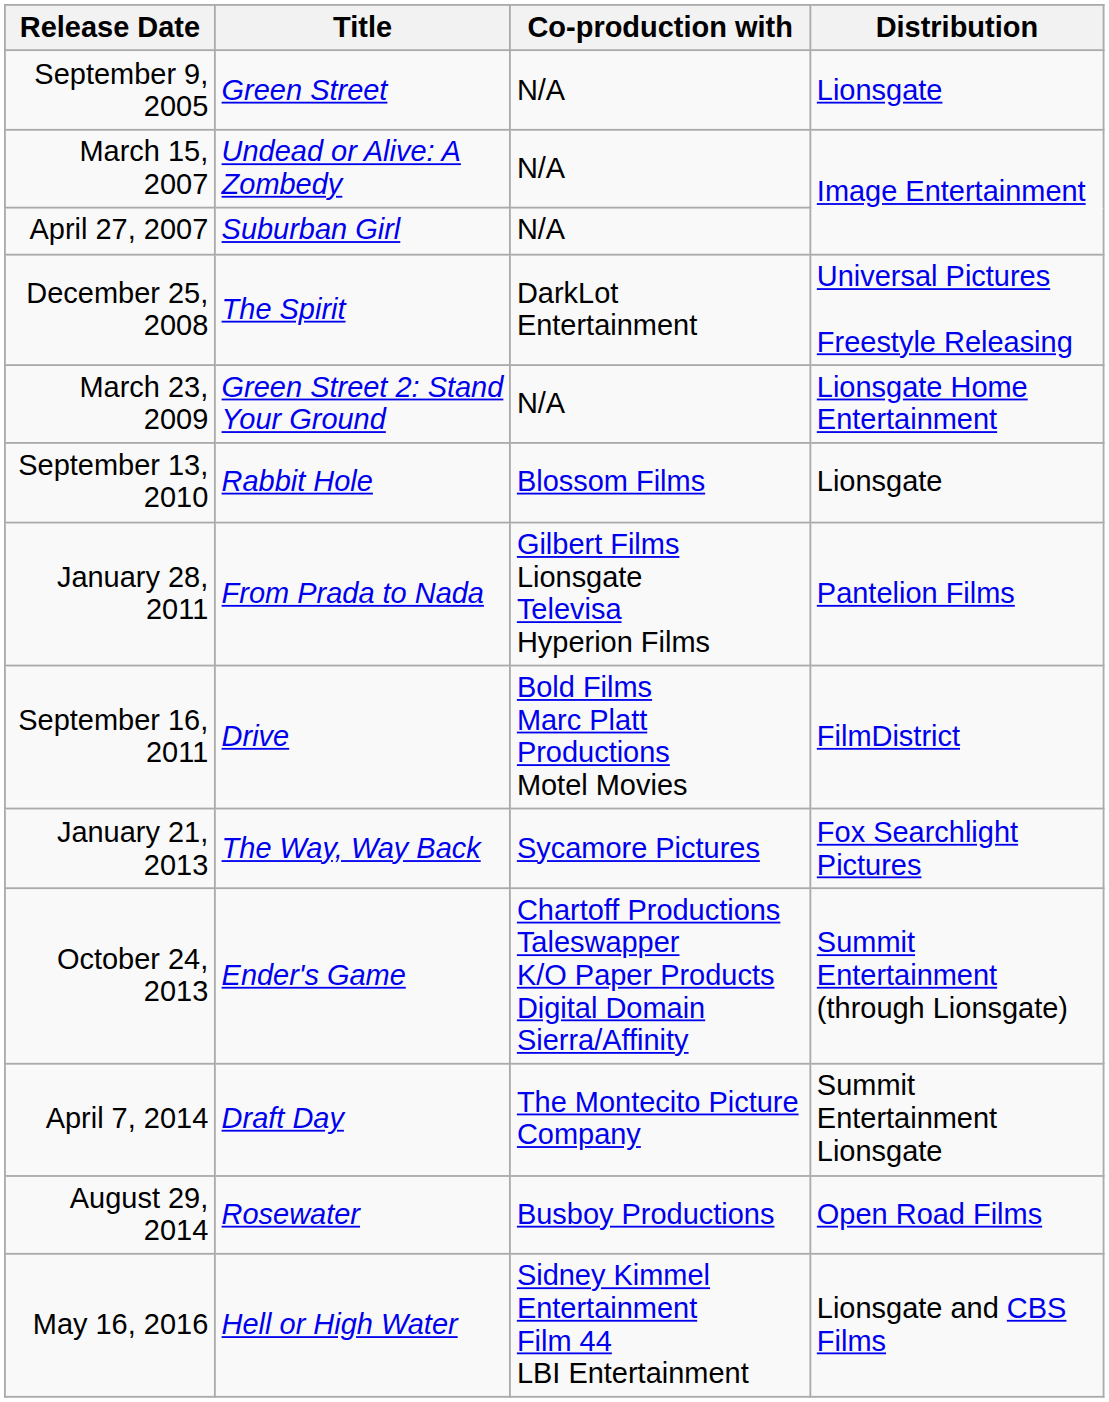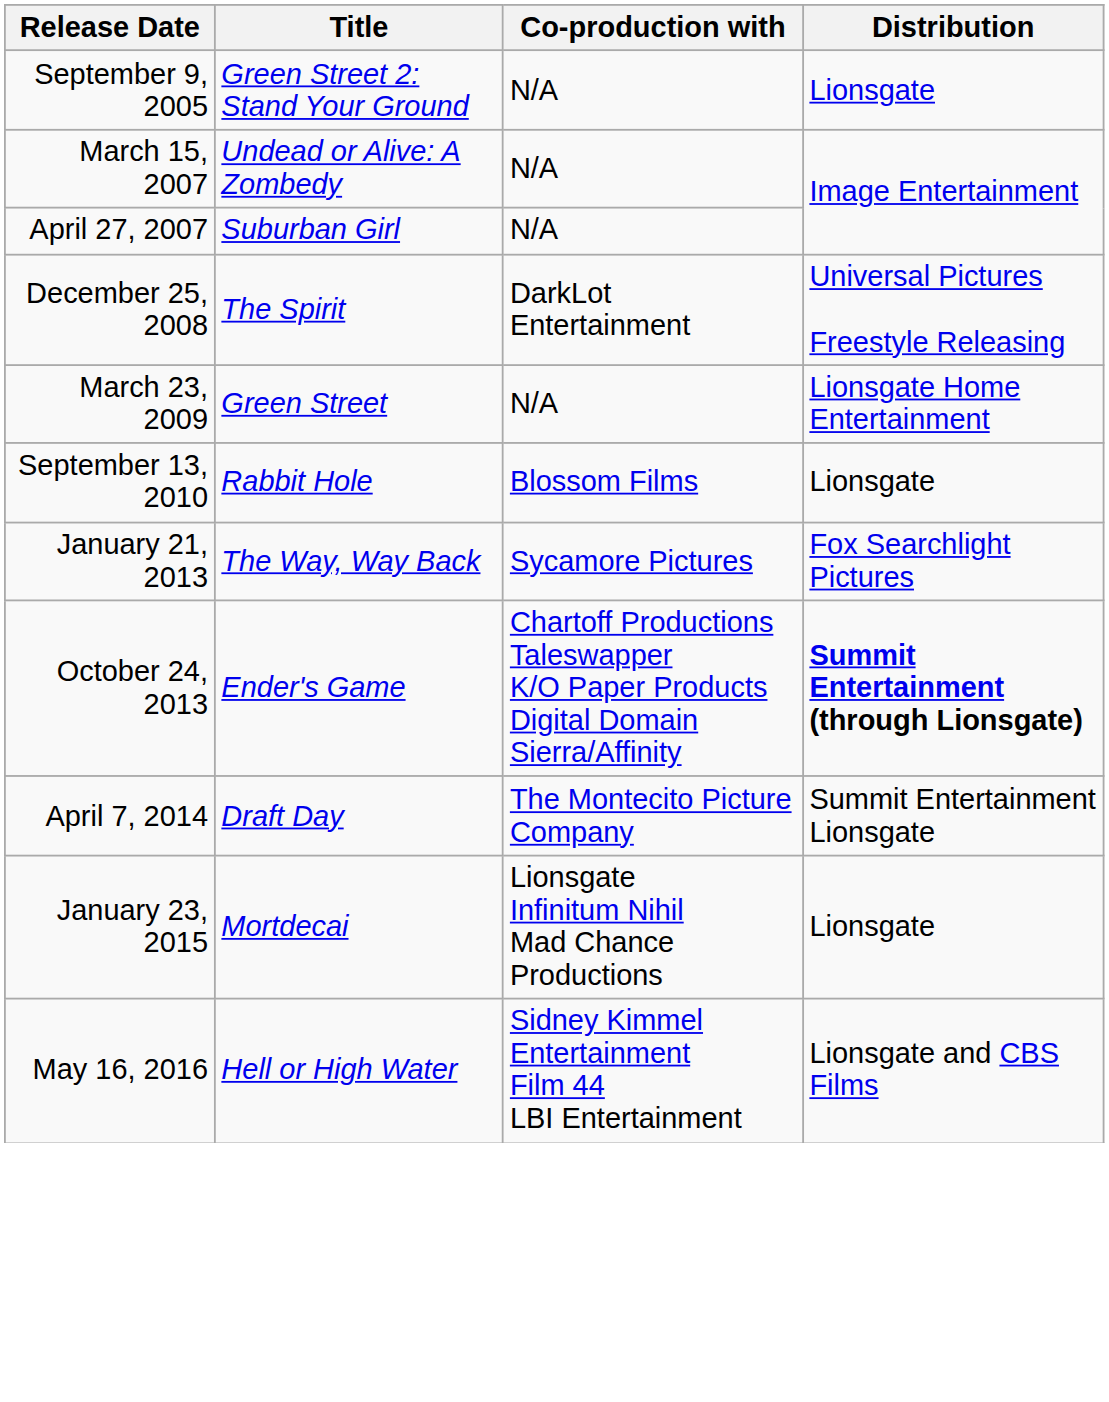(305, 89) Green Street -> (345, 89) Green Street 2: Stand Your Ground
(362, 403) Green Street 2: Stand Your Ground -> (304, 403) Green Street
- row: (133, 593)
- row: (113, 736)
(942, 975) normal -> (946, 688) bold
- row: (139, 1213)
+ row: (132, 926)
